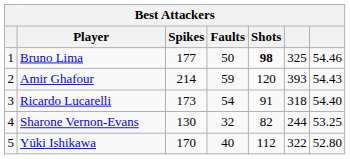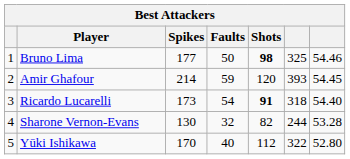(327, 79) 54.43 -> (327, 79) 54.45
(266, 101) normal -> (266, 101) bold
(327, 122) 53.25 -> (327, 122) 53.28
